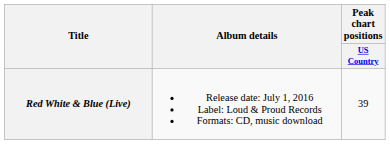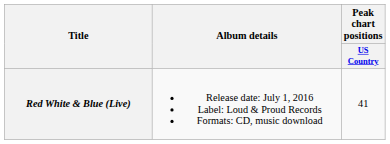(363, 103) 39 -> (363, 103) 41
